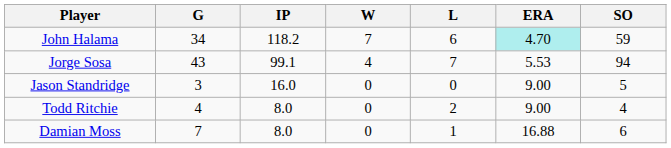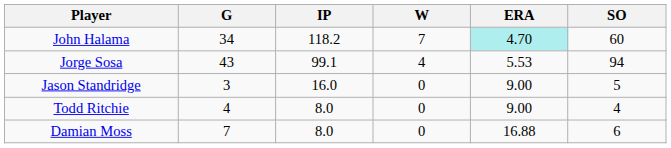- column: (453, 16)
(623, 39) 59 -> (617, 39) 60
